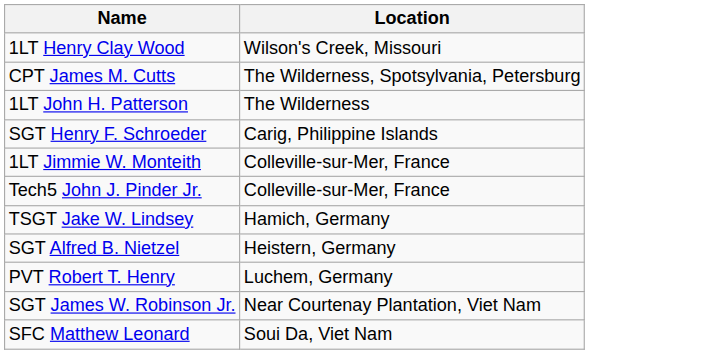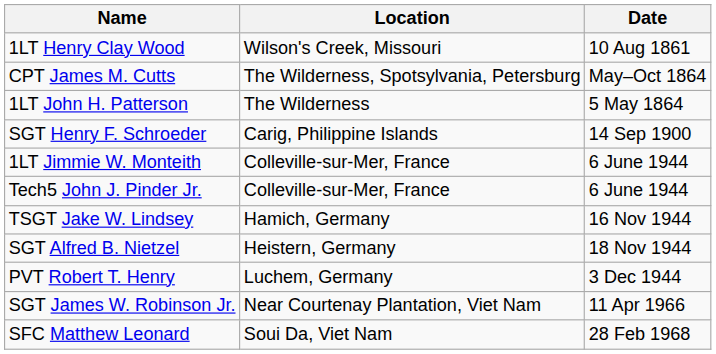+ column: (648, 18)
